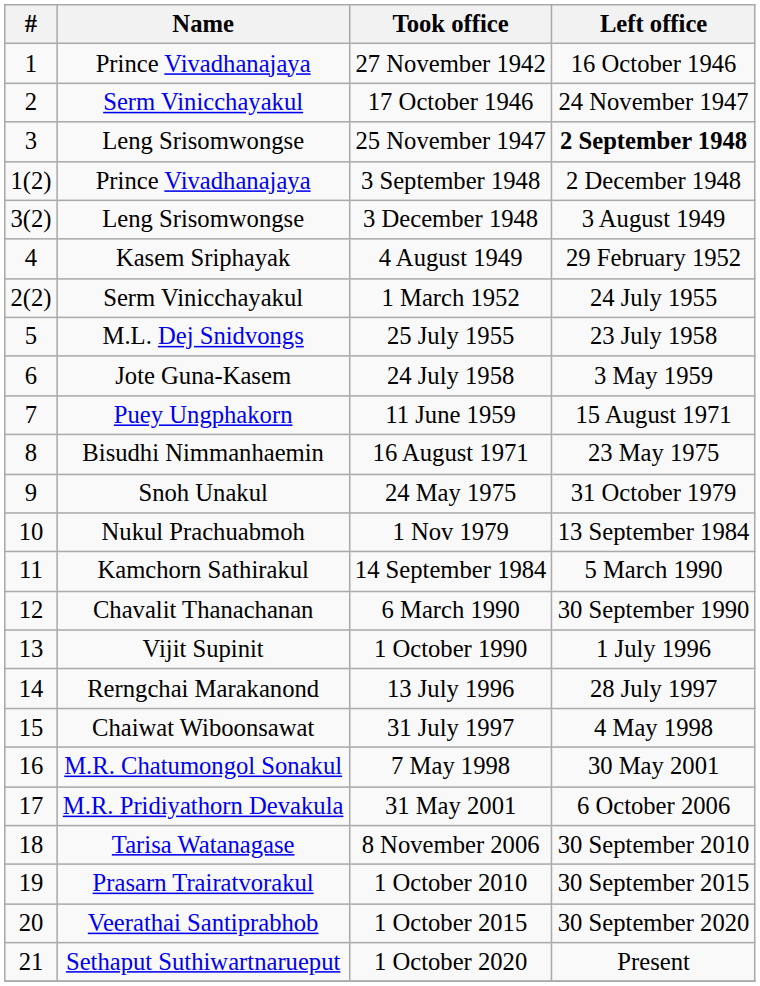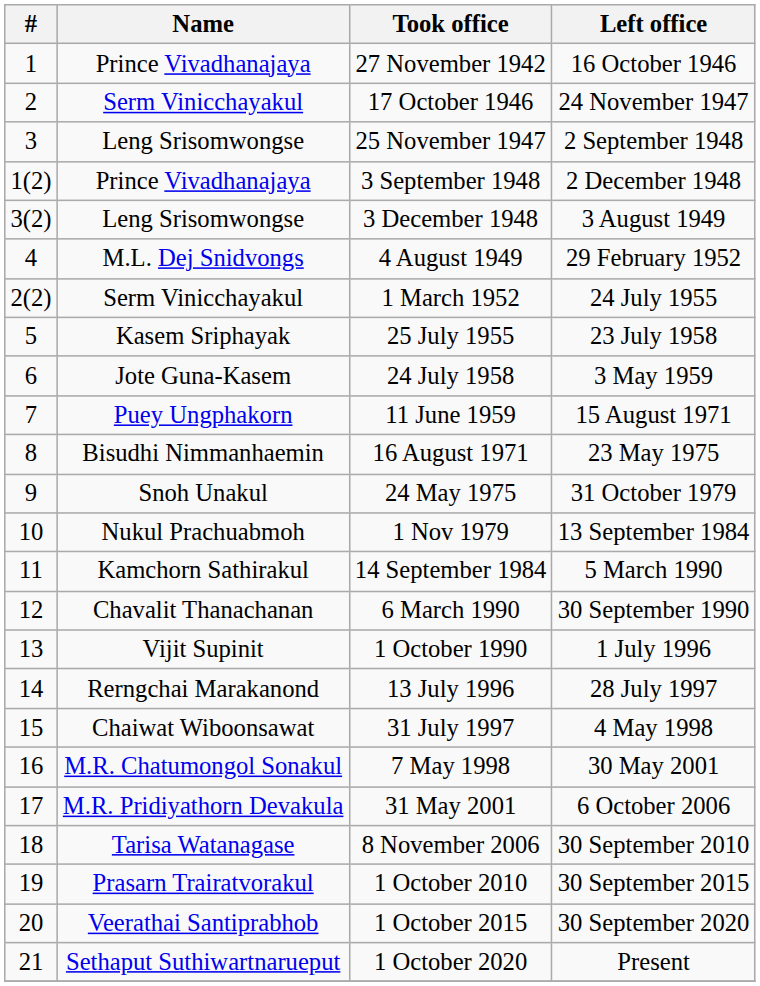(654, 141) bold -> (654, 141) normal
(203, 258) Kasem Sriphayak -> (203, 258) M.L. Dej Snidvongs
(203, 336) M.L. Dej Snidvongs -> (203, 336) Kasem Sriphayak
